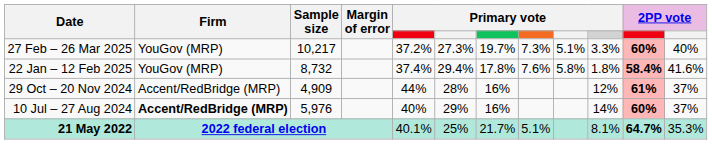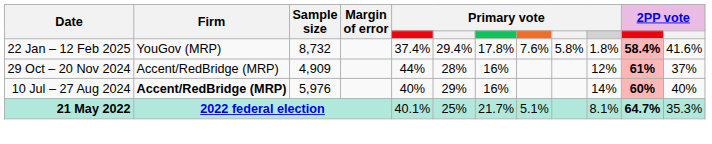- row: (70, 49)
(686, 109) 37% -> (684, 89) 40%
